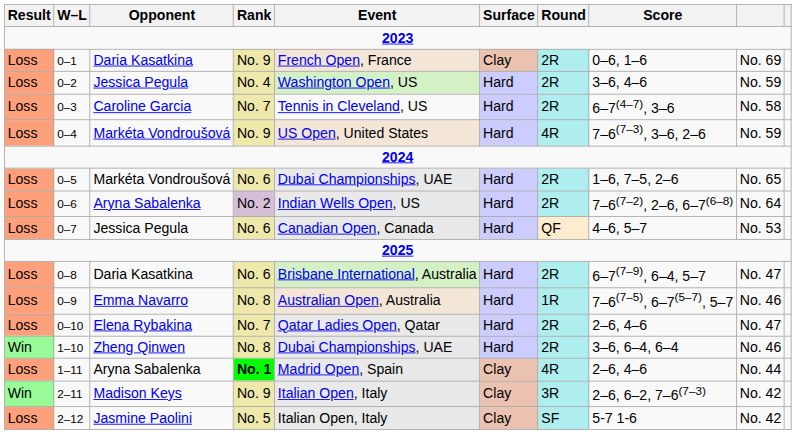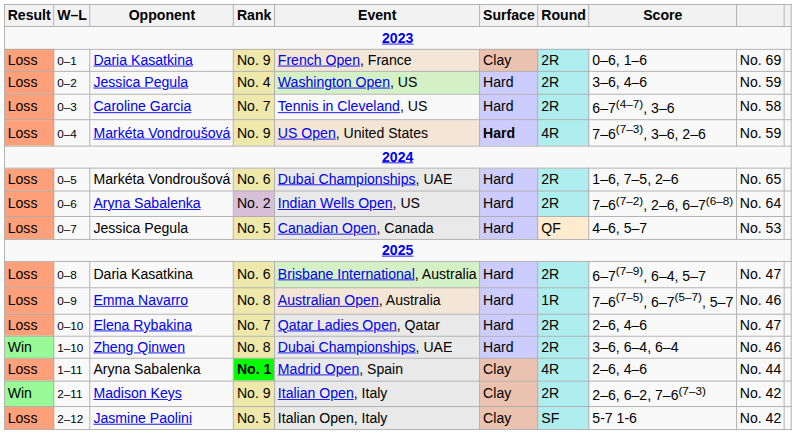(498, 133) normal -> (499, 133) bold
(254, 228) No. 6 -> (254, 228) No. 5
(550, 393) 3R -> (550, 393) 2R
